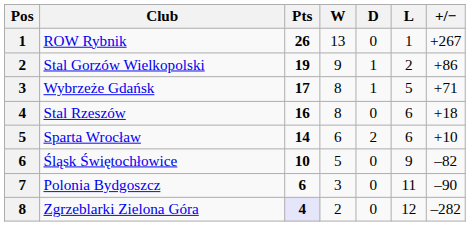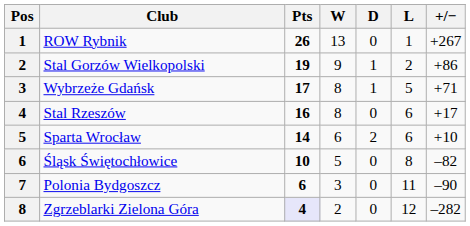(446, 112) +18 -> (446, 112) +17
(409, 161) 9 -> (409, 161) 8
